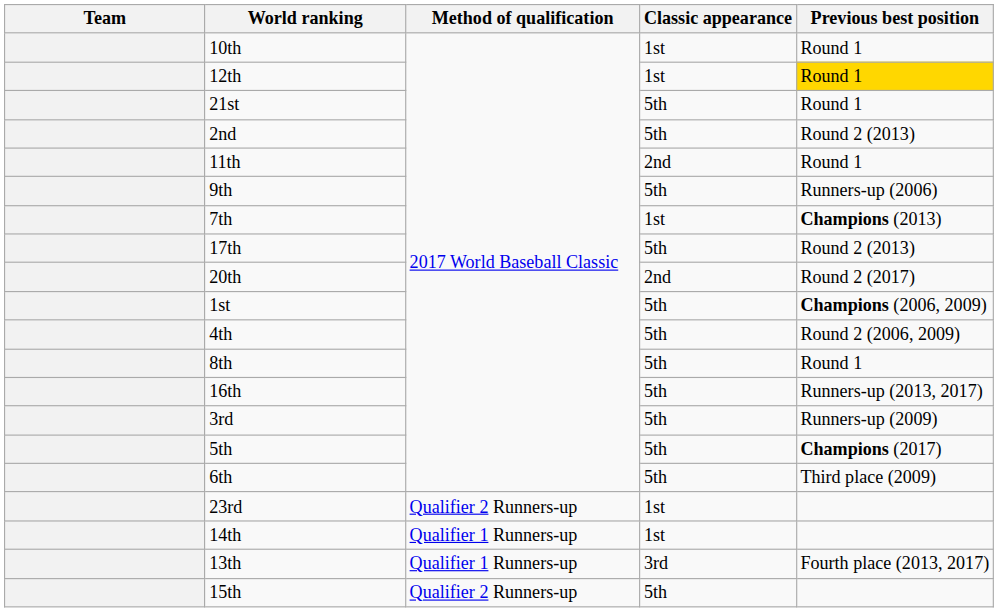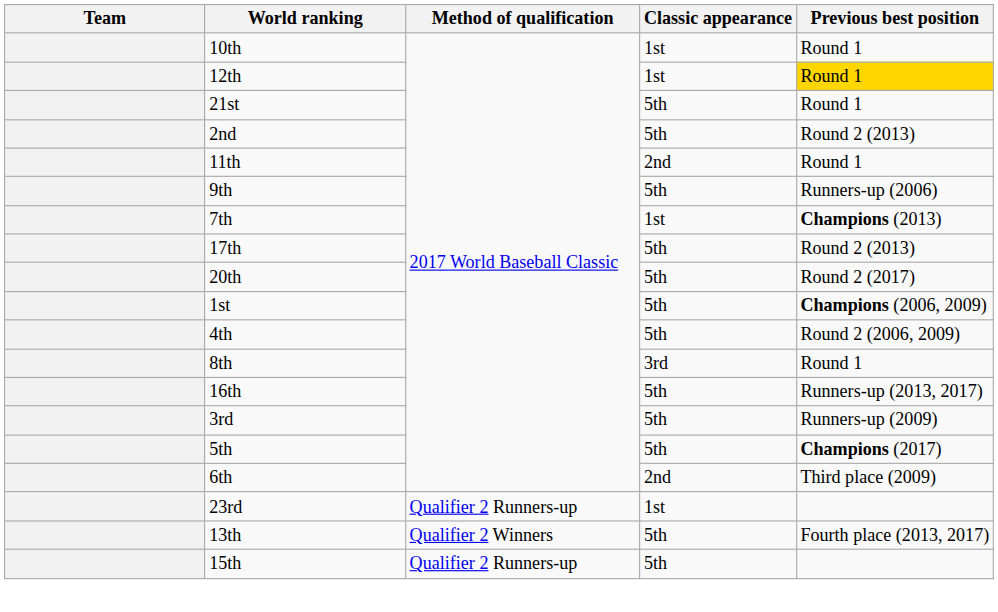(657, 276) 2nd -> (655, 276) 5th
(655, 362) 5th -> (656, 362) 3rd
(655, 477) 5th -> (657, 477) 2nd
- row: (225, 534)
(493, 563) Qualifier 1 Runners-up -> (481, 534) Qualifier 2 Winners
(656, 563) 3rd -> (655, 534) 5th
